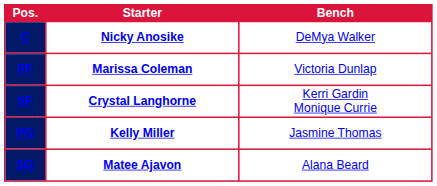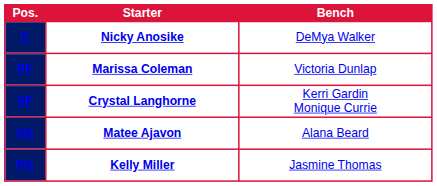rows swapped: (25, 165) <-> (25, 133)
